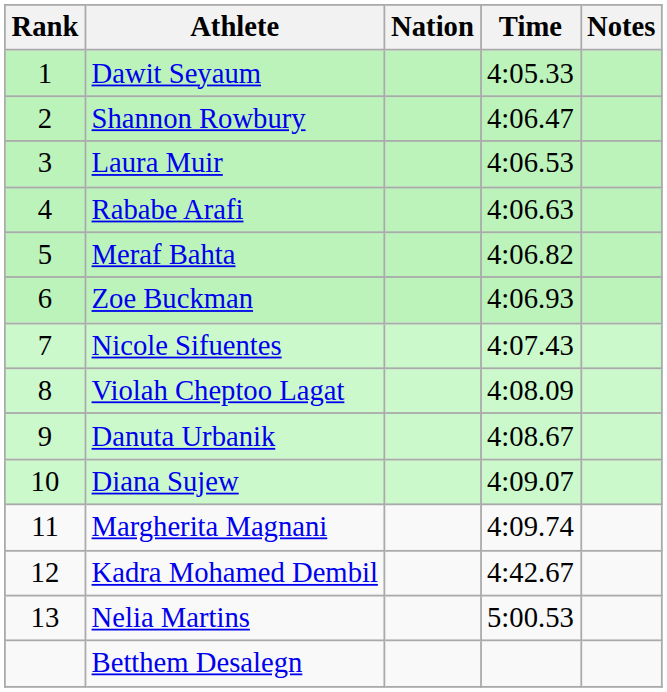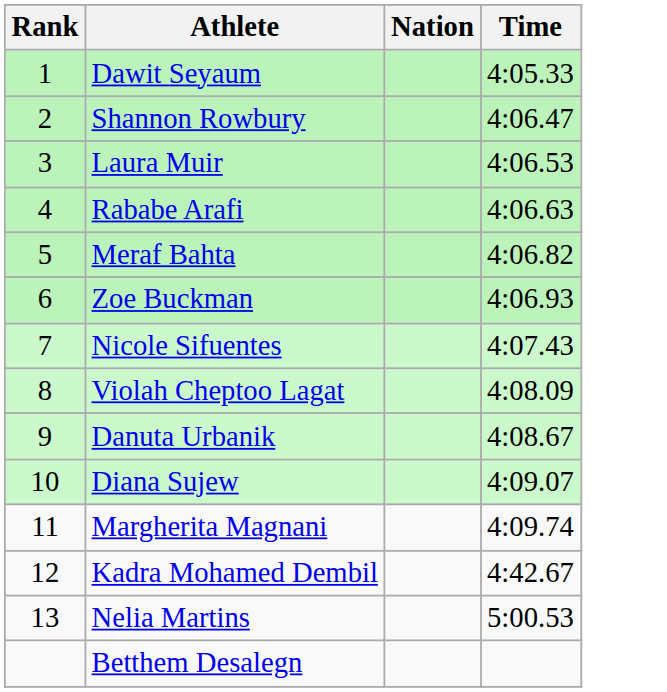- column: (621, 27)
